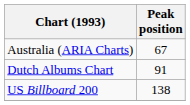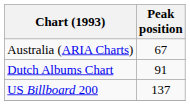(161, 89) 138 -> (161, 89) 137
